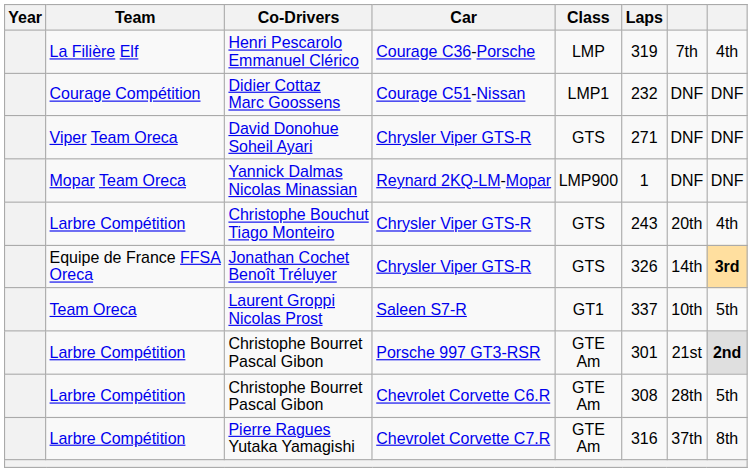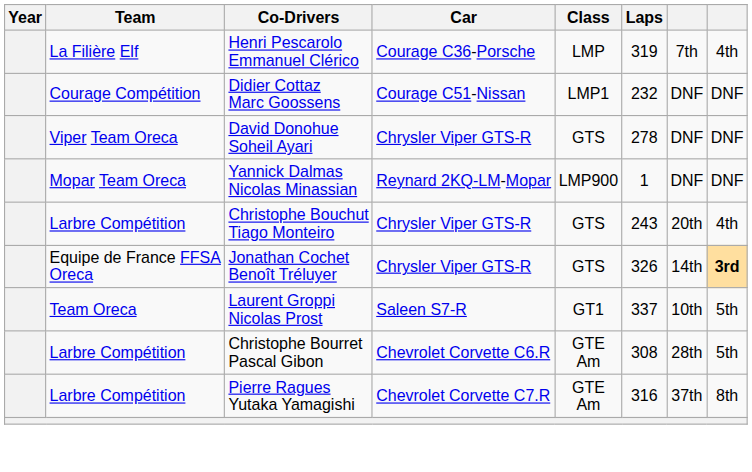(644, 138) 271 -> (644, 138) 278
- row: (295, 353)
